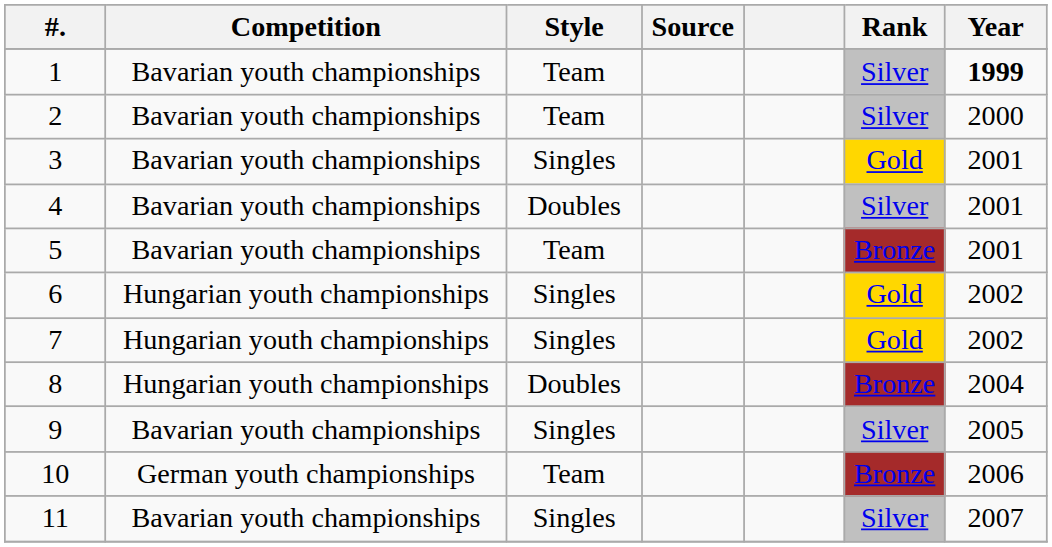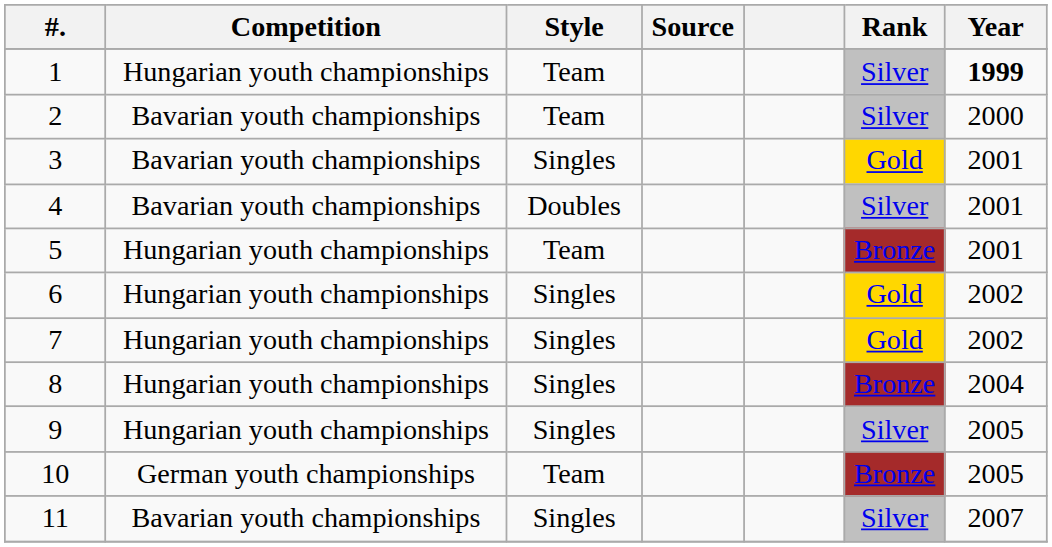(306, 71) Bavarian youth championships -> (306, 71) Hungarian youth championships
(306, 250) Bavarian youth championships -> (306, 250) Hungarian youth championships
(574, 384) Doubles -> (574, 384) Singles
(306, 428) Bavarian youth championships -> (306, 428) Hungarian youth championships
(996, 473) 2006 -> (996, 473) 2005
